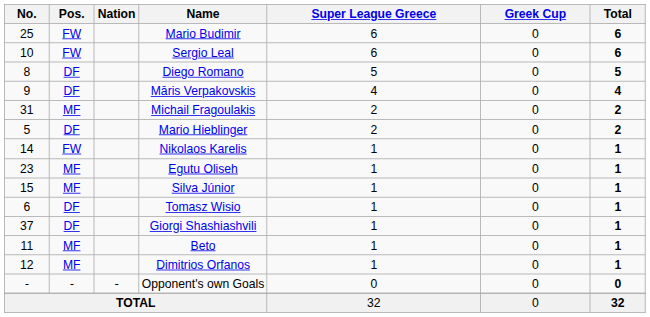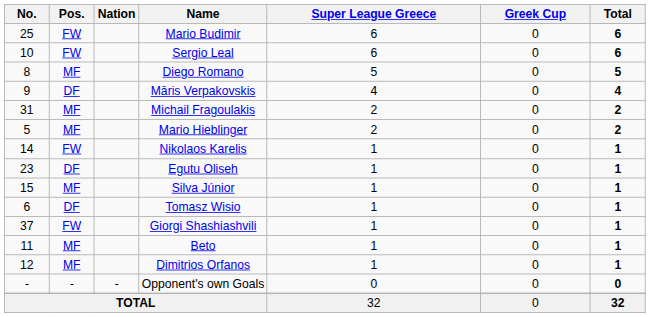(72, 72) DF -> (72, 72) MF
(72, 130) DF -> (72, 130) MF
(72, 168) MF -> (72, 168) DF
(72, 226) DF -> (72, 226) FW
